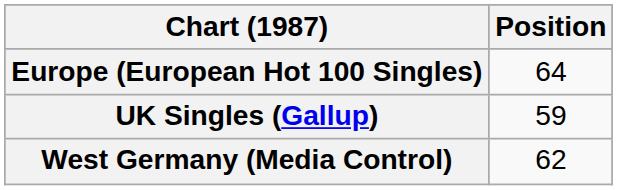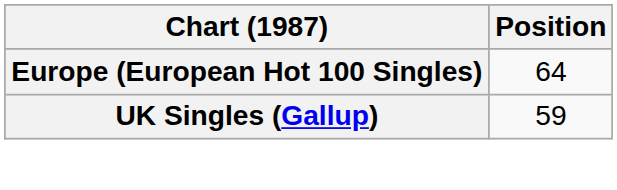- row: (247, 160)
